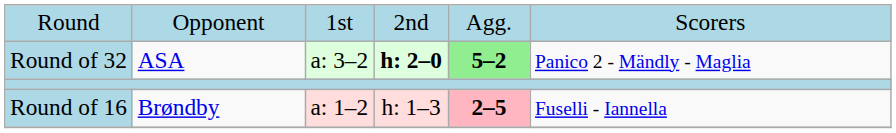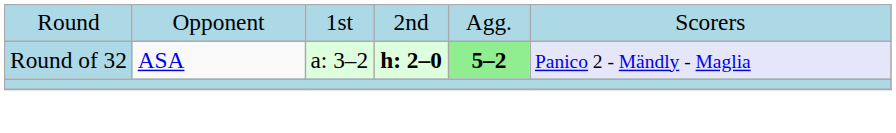(643, 61) no background -> (643, 61) lavender background
- row: (69, 107)
